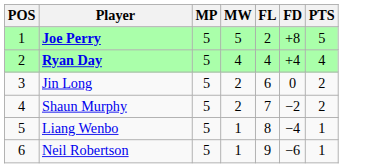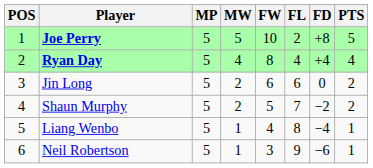+ column: (270, 15)
